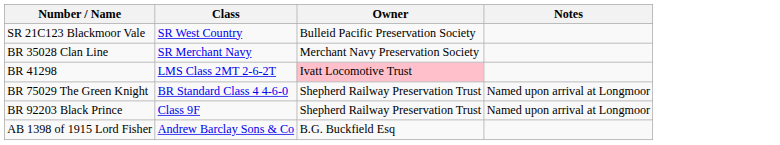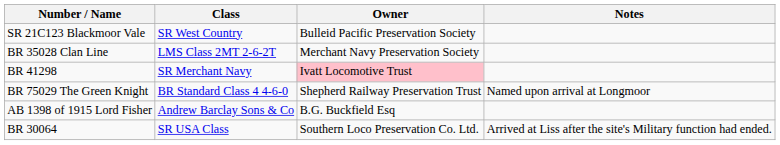(205, 52) SR Merchant Navy -> (217, 52) LMS Class 2MT 2-6-2T
(217, 71) LMS Class 2MT 2-6-2T -> (205, 71) SR Merchant Navy
- row: (65, 110)
+ row: (32, 129)
